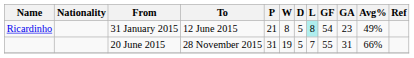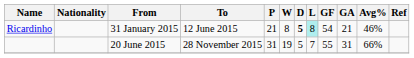(300, 28) normal -> (300, 28) bold
(347, 28) 23 -> (347, 28) 21
(373, 28) 49% -> (373, 28) 46%
